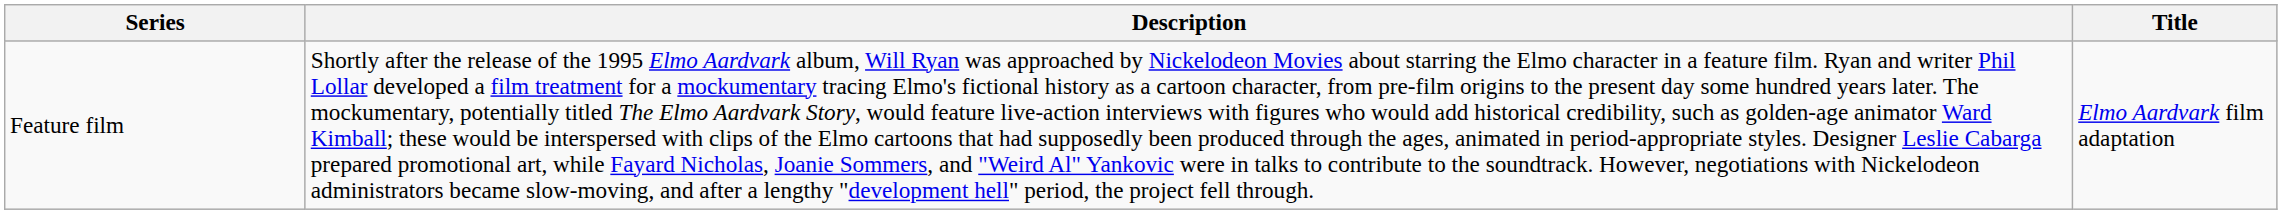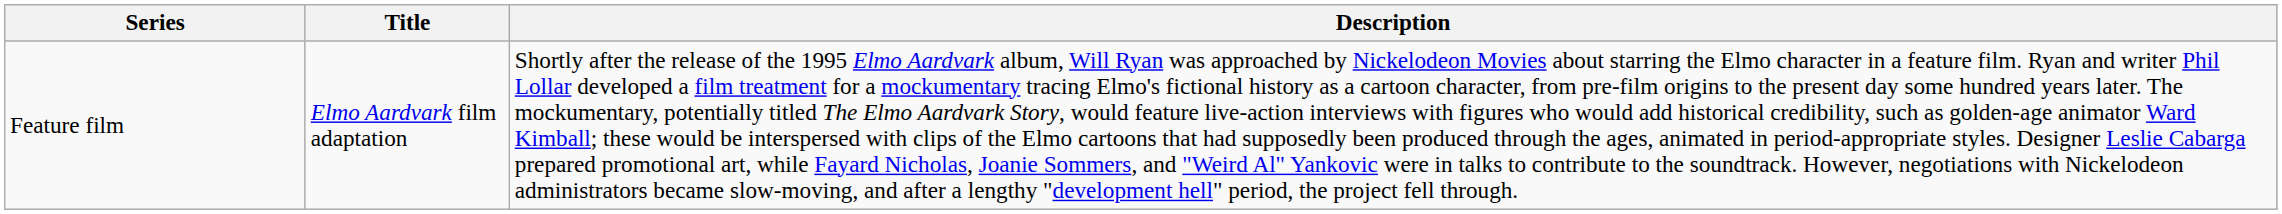columns swapped: (2175, 22) <-> (1189, 22)
